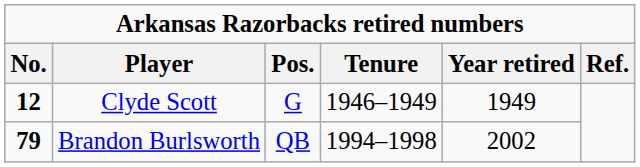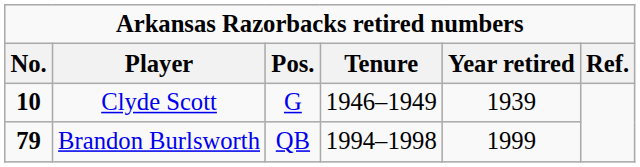(29, 102) 12 -> (29, 102) 10
(511, 102) 1949 -> (511, 102) 1939
(511, 141) 2002 -> (511, 141) 1999
